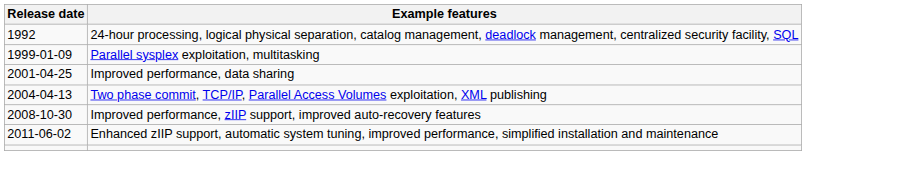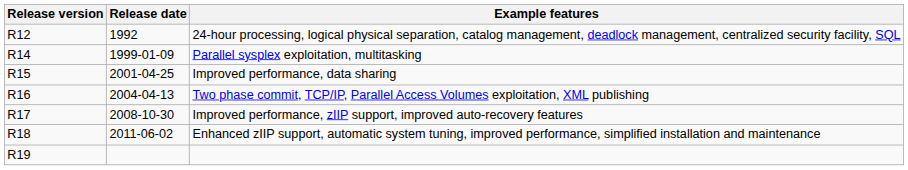+ column: (55, 14)
